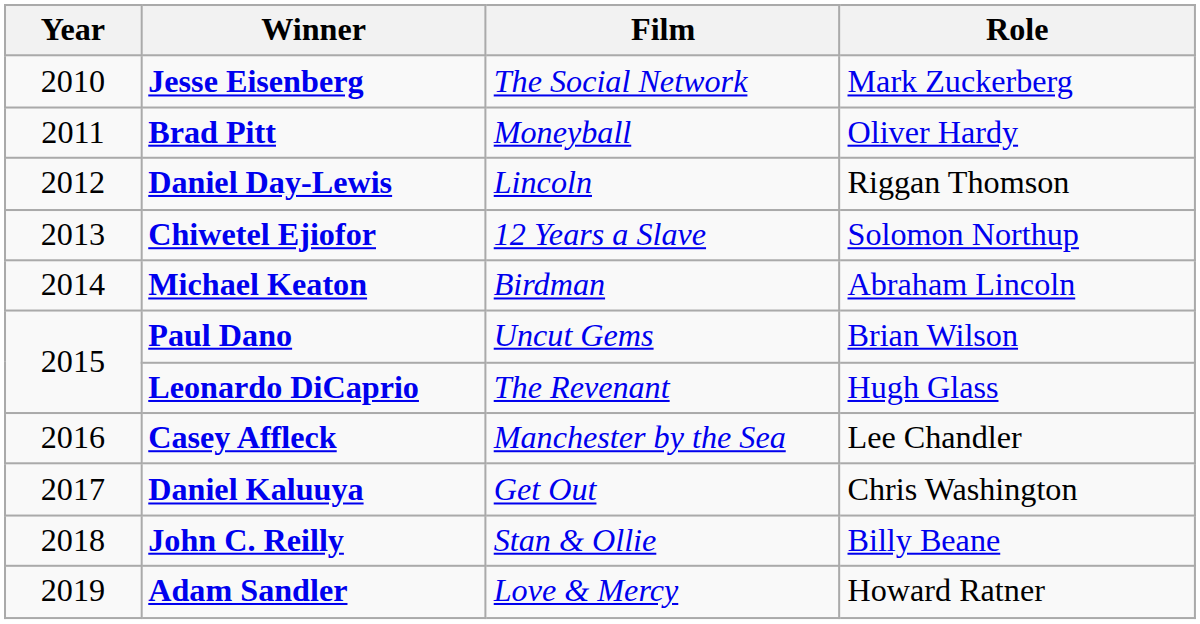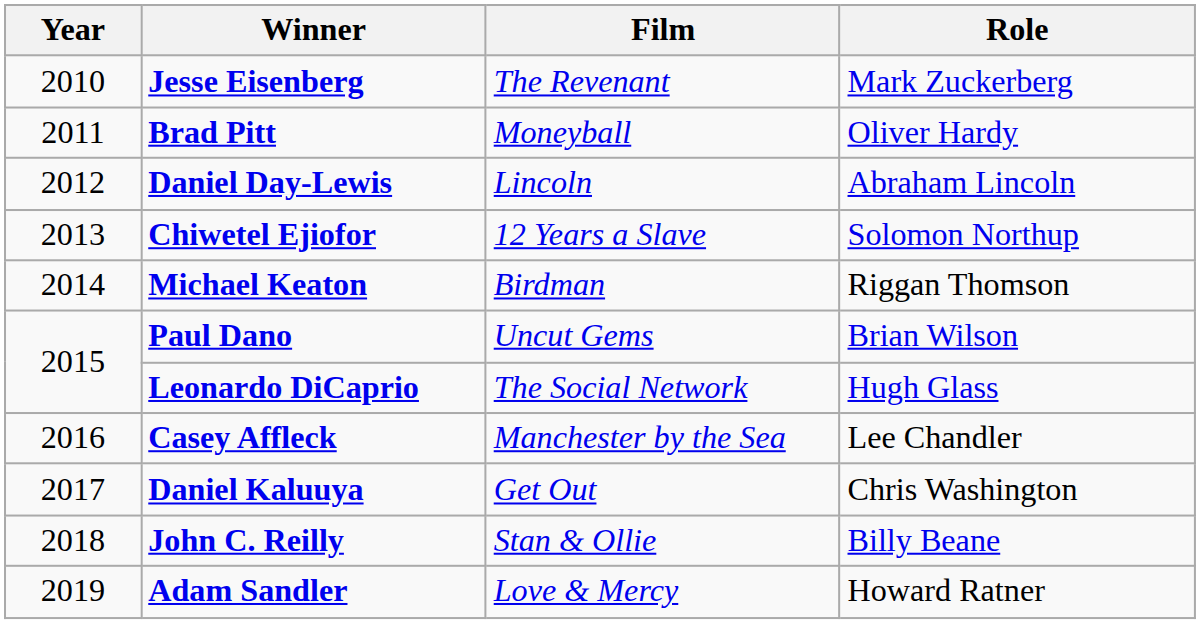(621, 81) The Social Network -> (582, 81) The Revenant
(958, 183) Riggan Thomson -> (961, 183) Abraham Lincoln
(961, 285) Abraham Lincoln -> (958, 285) Riggan Thomson
(582, 387) The Revenant -> (621, 387) The Social Network
